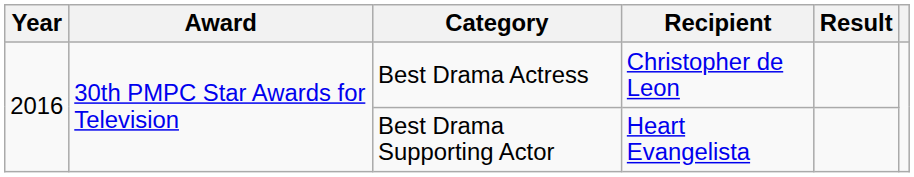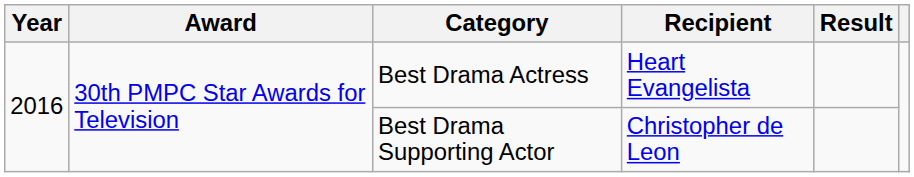(705, 74) Christopher de Leon -> (688, 74) Heart Evangelista
(688, 139) Heart Evangelista -> (705, 139) Christopher de Leon
